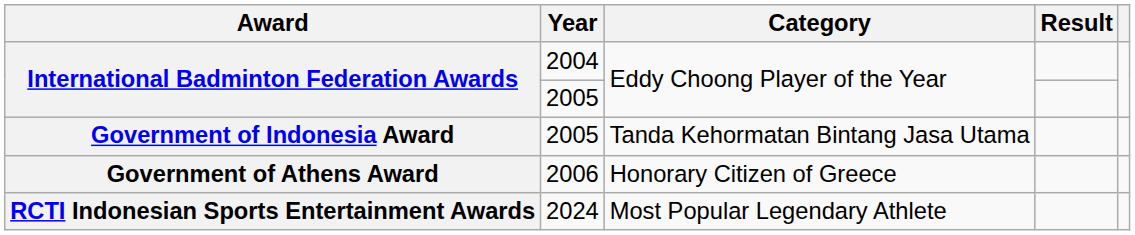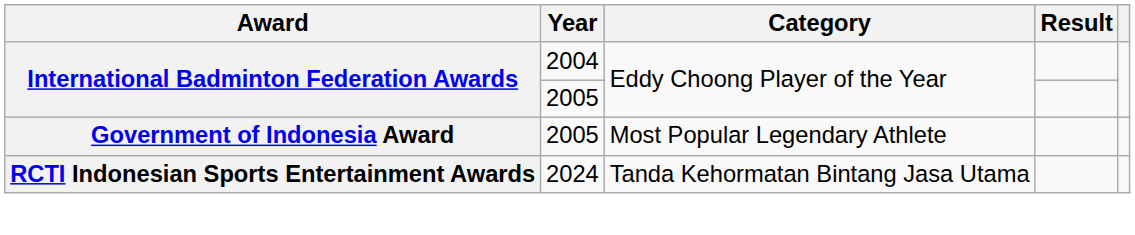(820, 135) Tanda Kehormatan Bintang Jasa Utama -> (778, 135) Most Popular Legendary Athlete
- row: (273, 173)
(778, 211) Most Popular Legendary Athlete -> (820, 173) Tanda Kehormatan Bintang Jasa Utama
